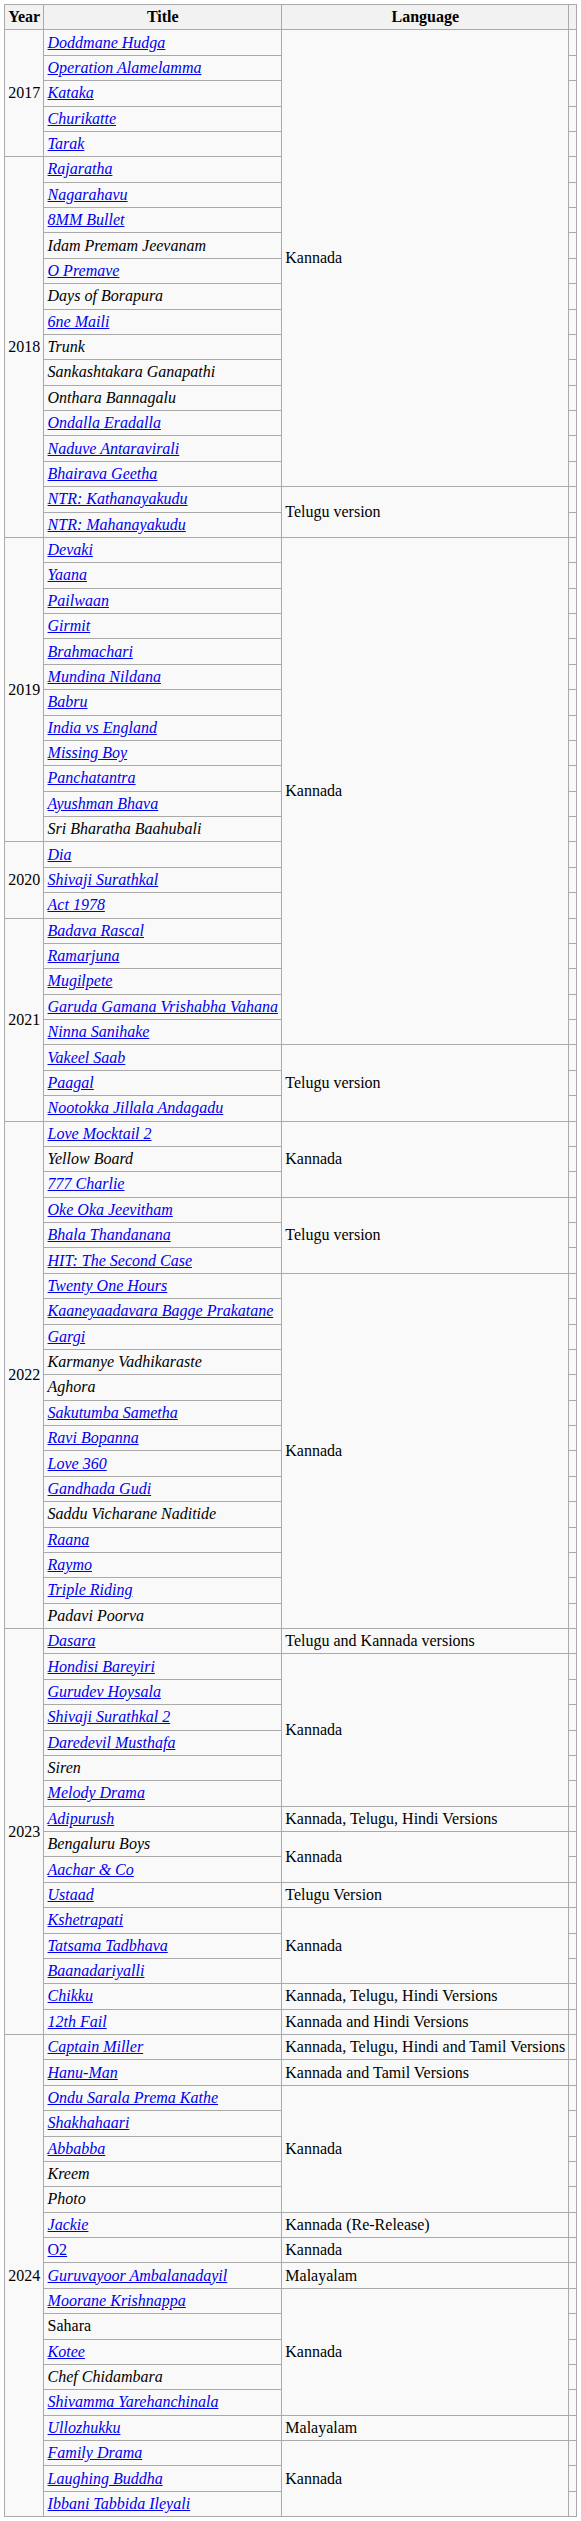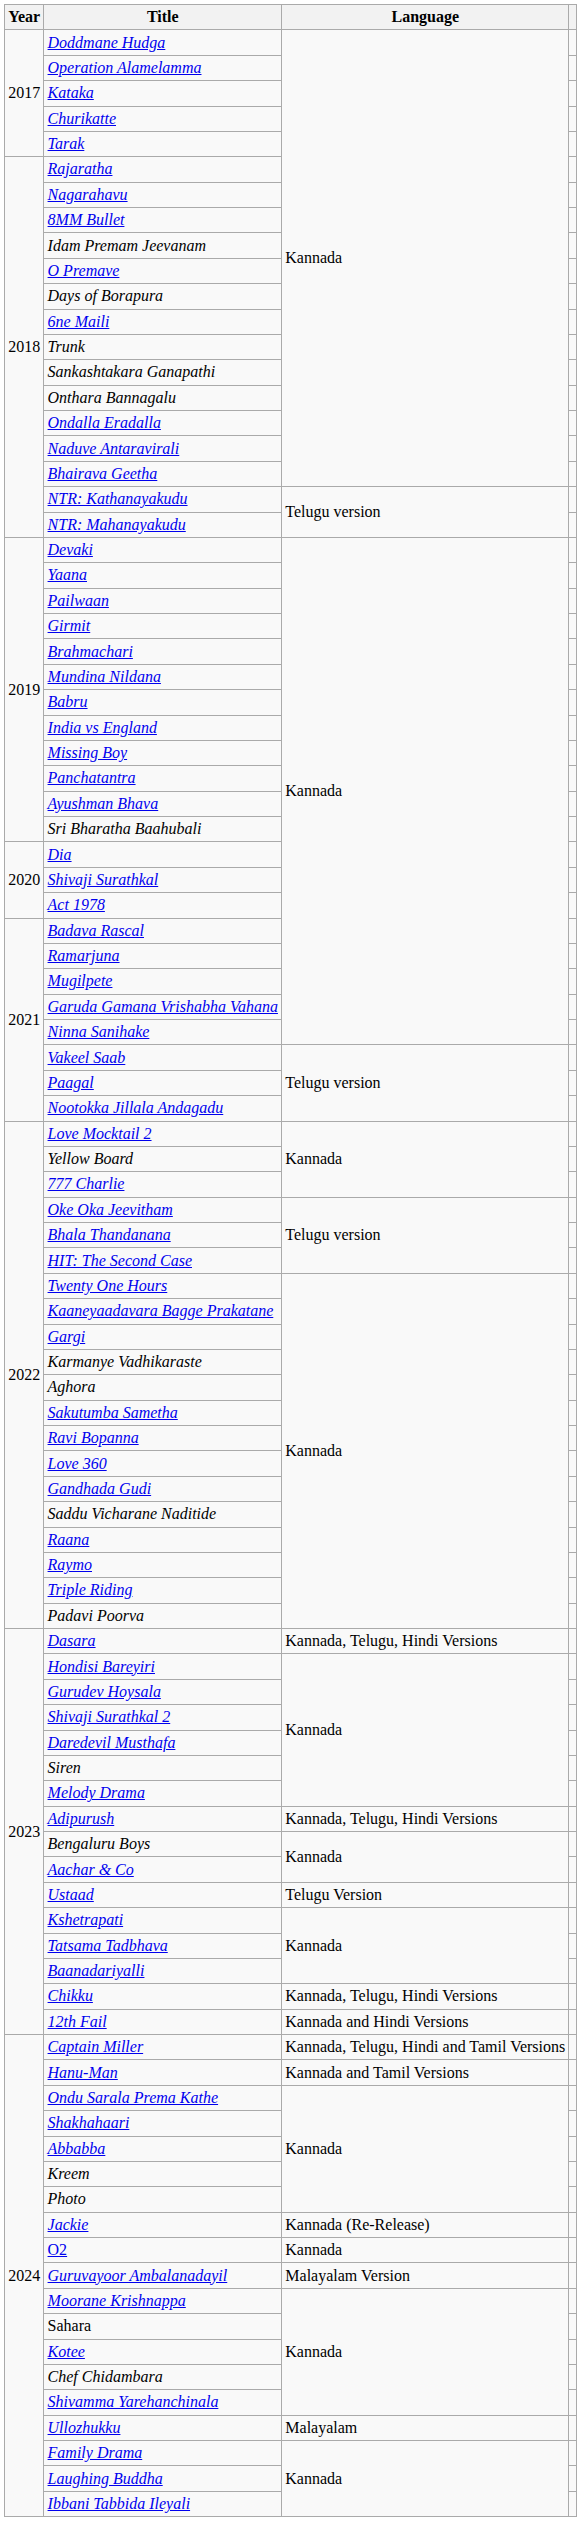(380, 1641) Telugu and Kannada versions -> (391, 1641) Kannada, Telugu, Hindi Versions
(321, 2275) Malayalam -> (348, 2275) Malayalam Version
